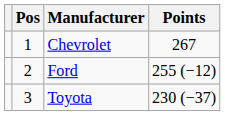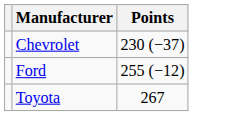- column: (28, 17)
(184, 44) 267 -> (152, 44) 230 (−37)
(184, 97) 230 (−37) -> (152, 97) 267
